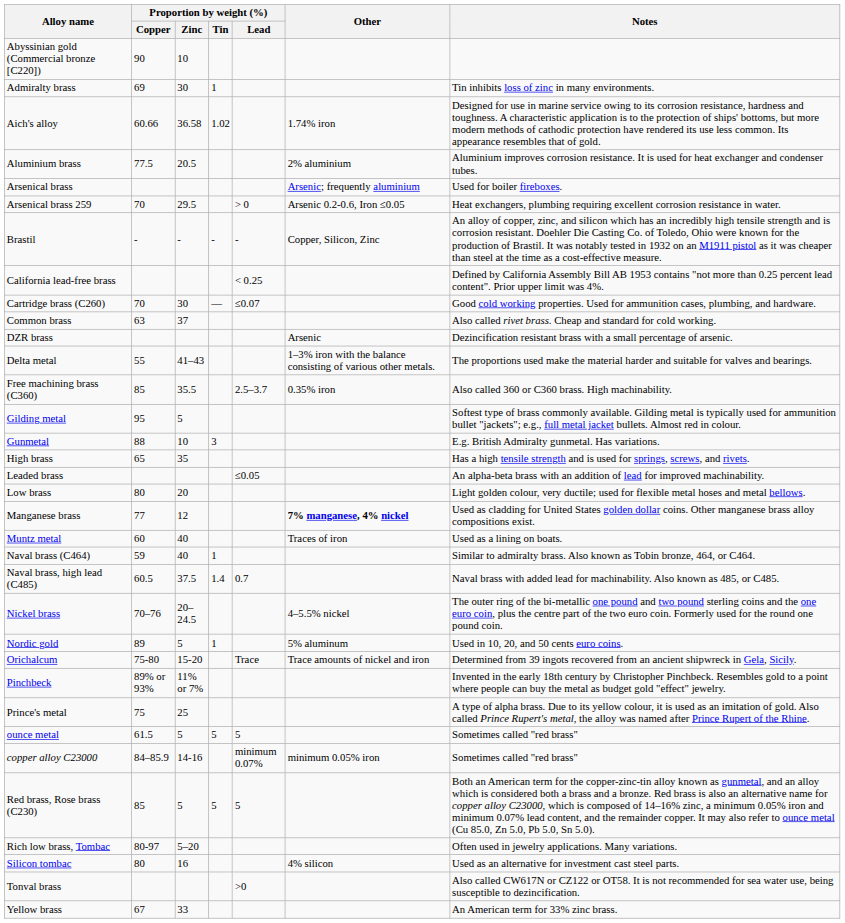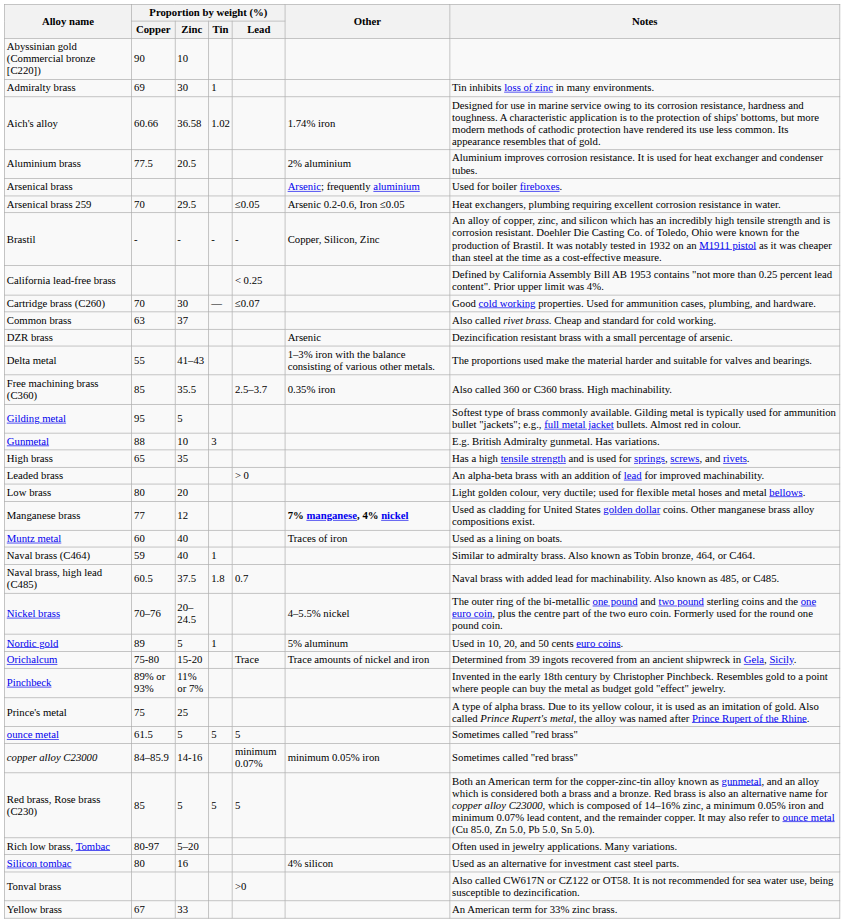(242, 204) > 0 -> (247, 204) ≤0.05
(247, 475) ≤0.05 -> (242, 475) > 0
(218, 578) 1.4 -> (218, 578) 1.8
